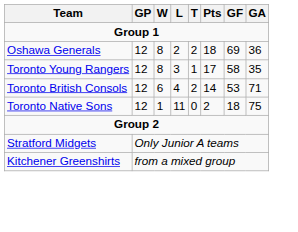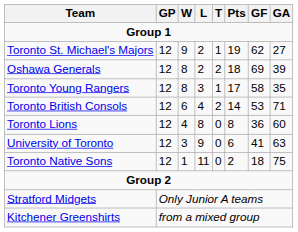+ row: (80, 50)
(255, 50) 36 -> (279, 69) 39
+ row: (42, 124)
+ row: (60, 143)
